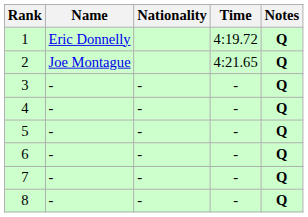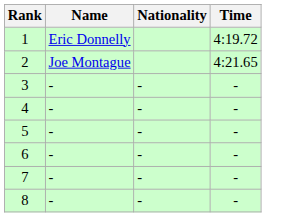- column: (282, 16)
